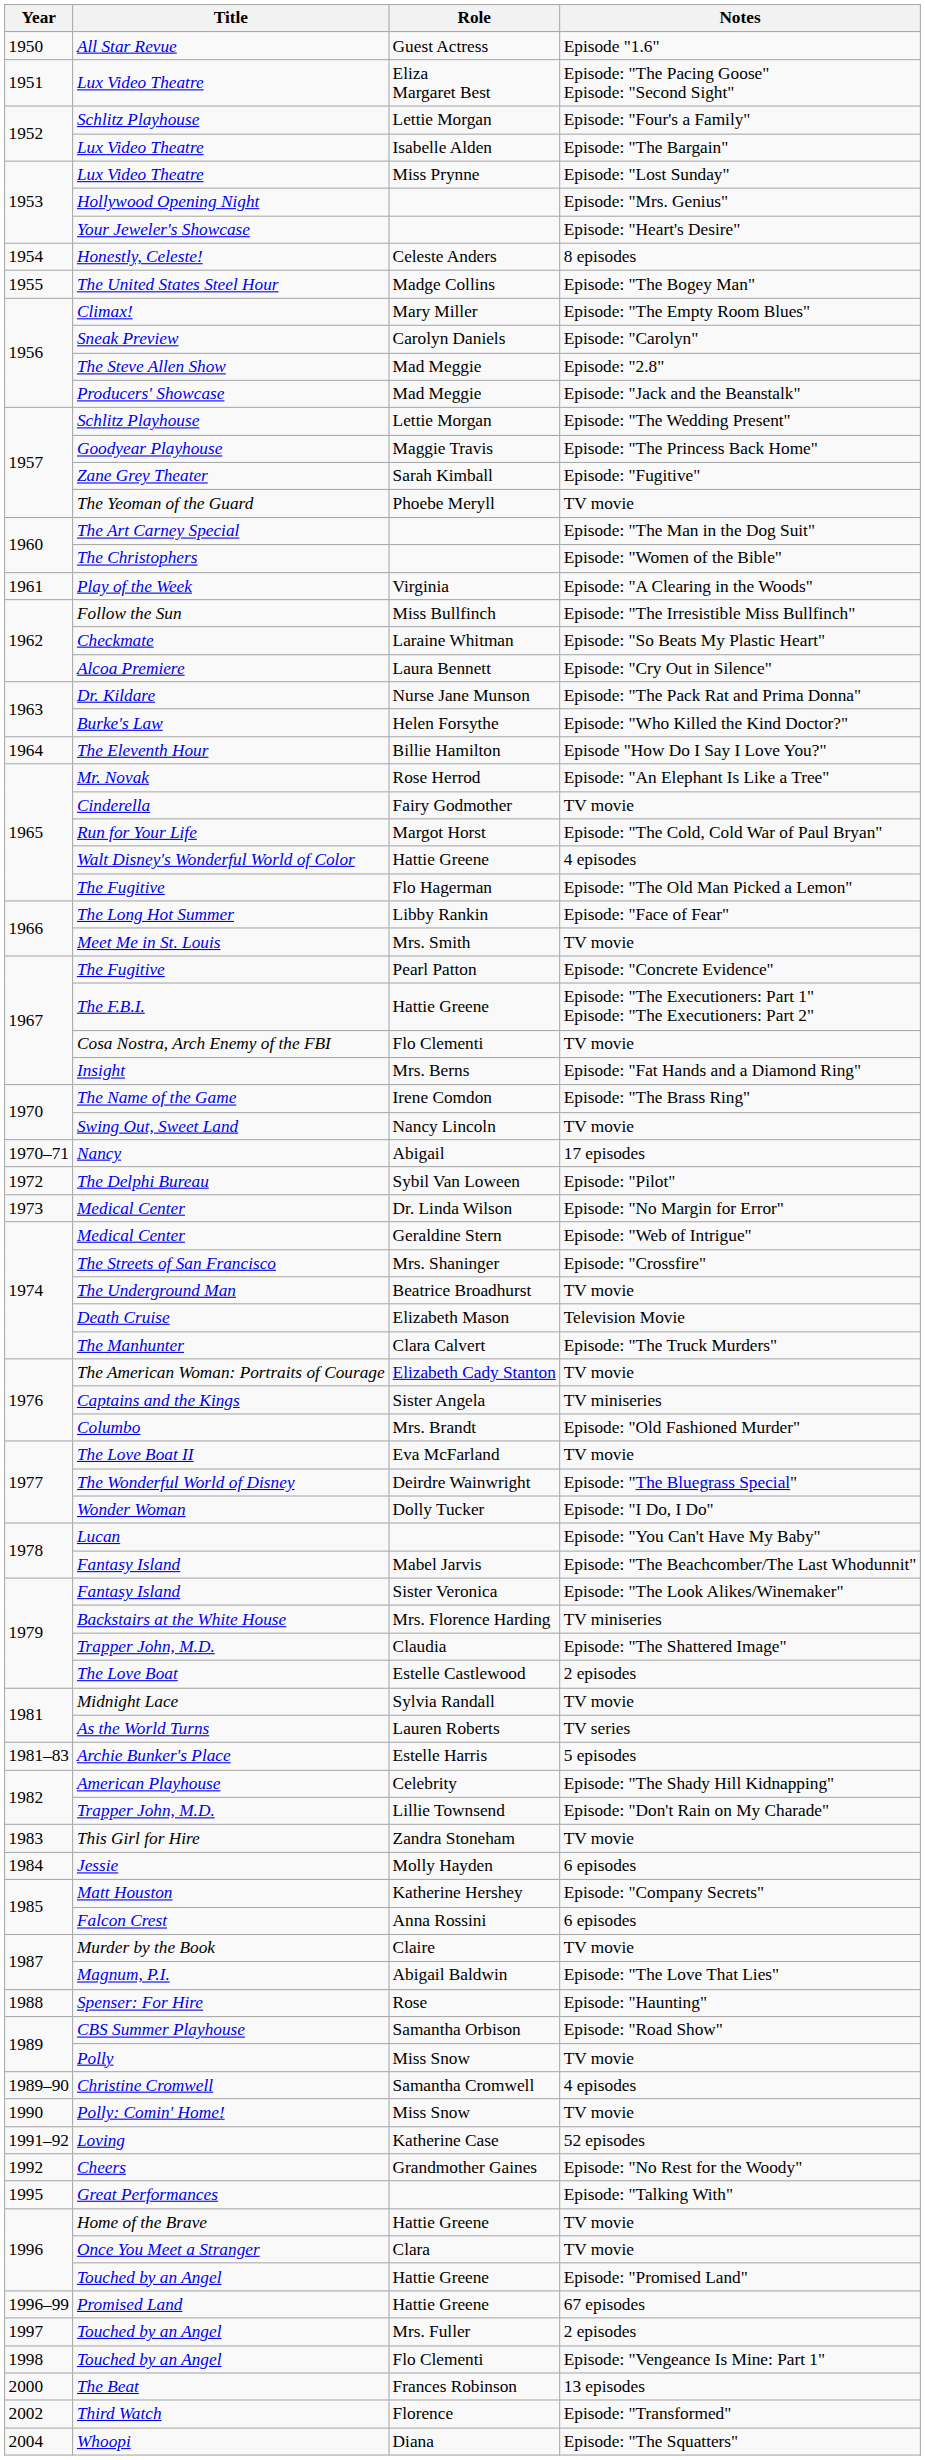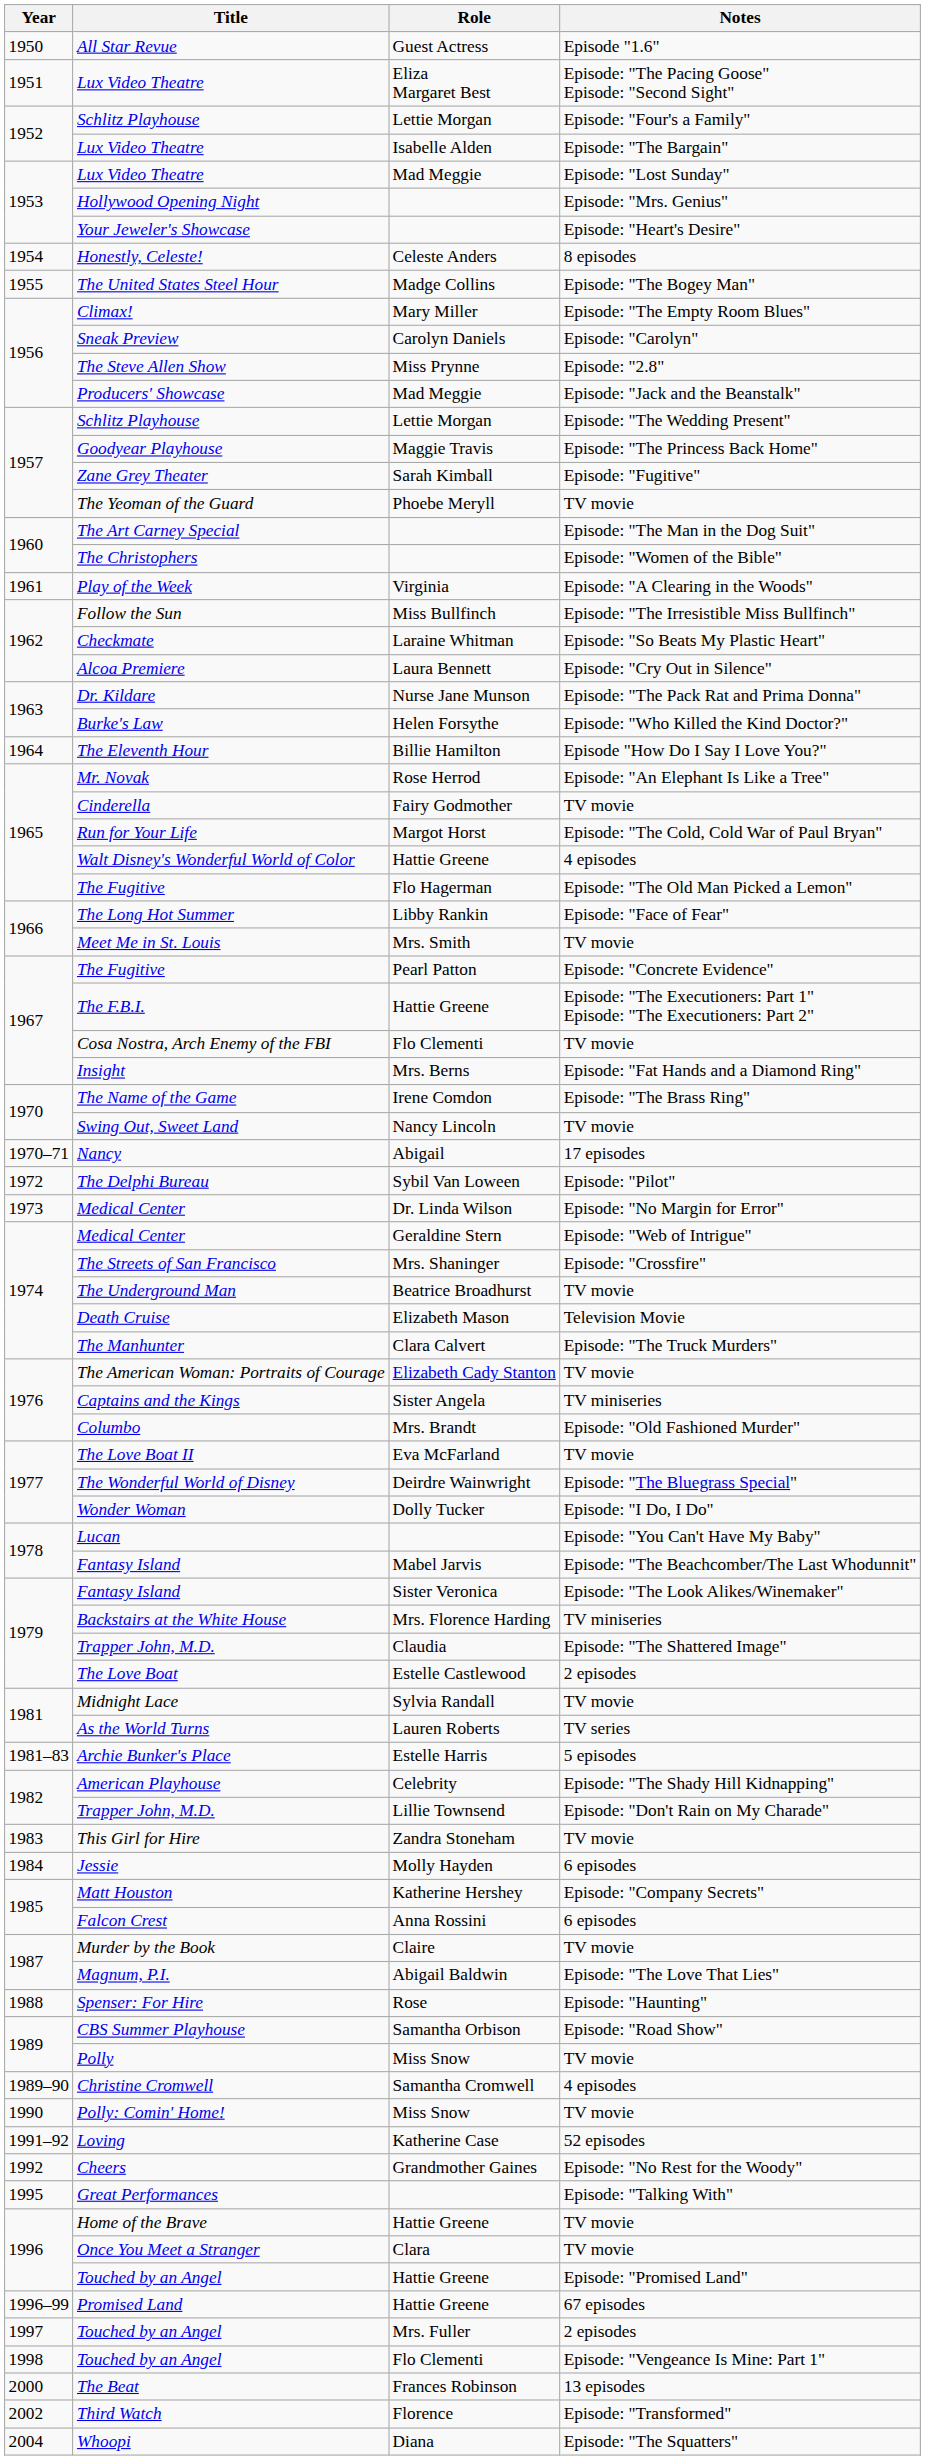(436, 174) Miss Prynne -> (437, 174) Mad Meggie
(437, 366) Mad Meggie -> (436, 366) Miss Prynne
